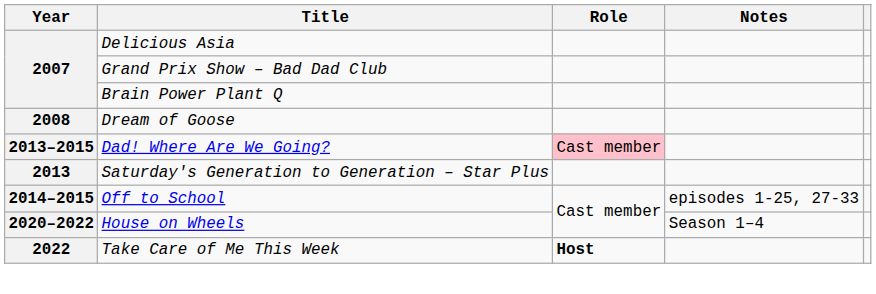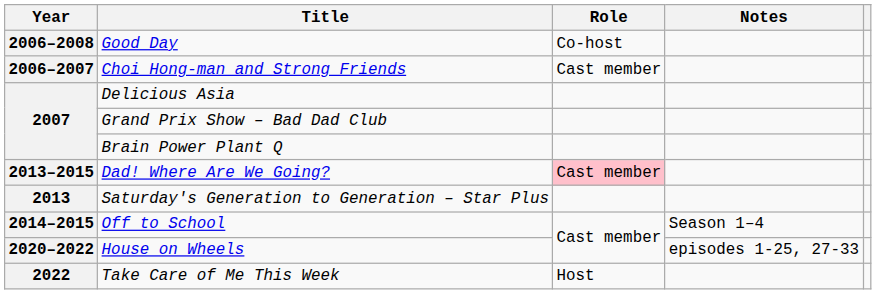+ row: (140, 43)
+ row: (254, 69)
- row: (168, 121)
(764, 198) episodes 1-25, 27-33 -> (716, 224) Season 1–4
(716, 224) Season 1–4 -> (764, 250) episodes 1-25, 27-33
(576, 250) bold -> (576, 276) normal
